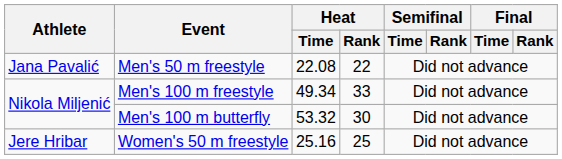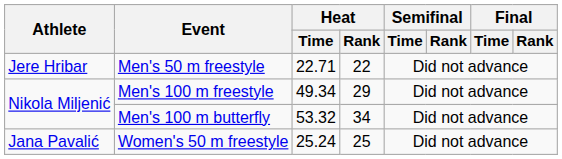(54, 67) Jana Pavalić -> (48, 67) Jere Hribar
(316, 67) 22.08 -> (316, 67) 22.71
(362, 92) 33 -> (362, 92) 29
(362, 117) 30 -> (362, 117) 34
(48, 142) Jere Hribar -> (54, 142) Jana Pavalić
(316, 142) 25.16 -> (316, 142) 25.24
